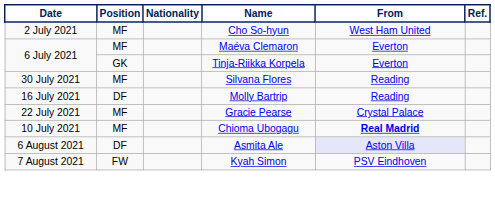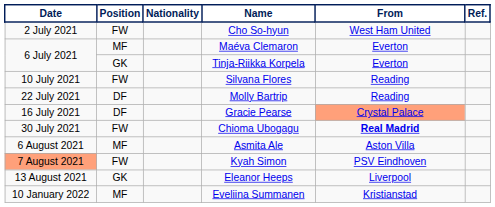(120, 31) MF -> (120, 31) FW
(51, 80) 30 July 2021 -> (51, 80) 10 July 2021
(120, 80) MF -> (120, 80) FW
(51, 96) 16 July 2021 -> (51, 96) 22 July 2021
(51, 113) 22 July 2021 -> (51, 113) 16 July 2021
(120, 113) MF -> (120, 113) DF
(390, 113) no background -> (390, 113) lightsalmon background
(51, 129) 10 July 2021 -> (51, 129) 30 July 2021
(120, 129) MF -> (120, 129) FW
(120, 145) DF -> (120, 145) MF
(390, 145) lavender background -> (390, 145) no background
(51, 162) no background -> (51, 162) lightsalmon background
+ row: (258, 178)
+ row: (258, 195)
